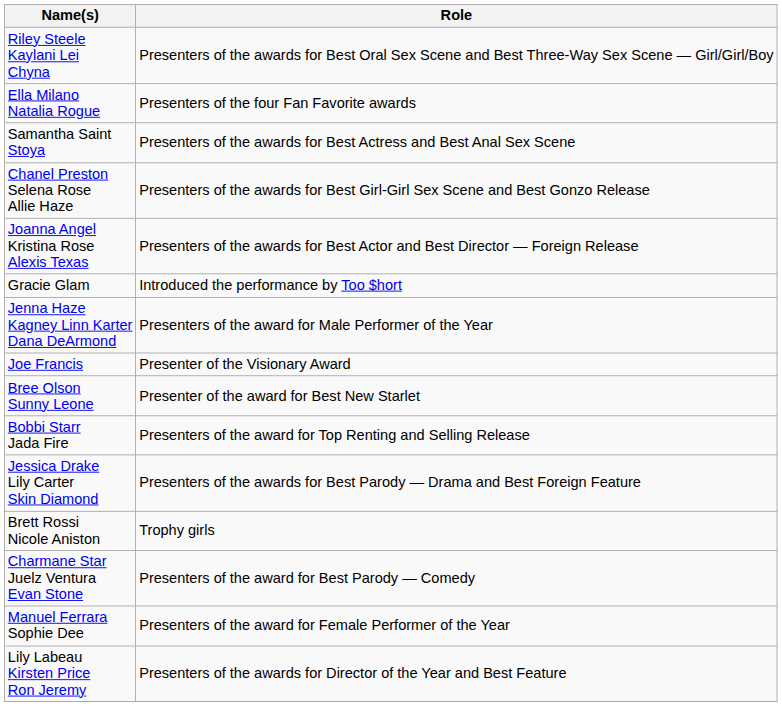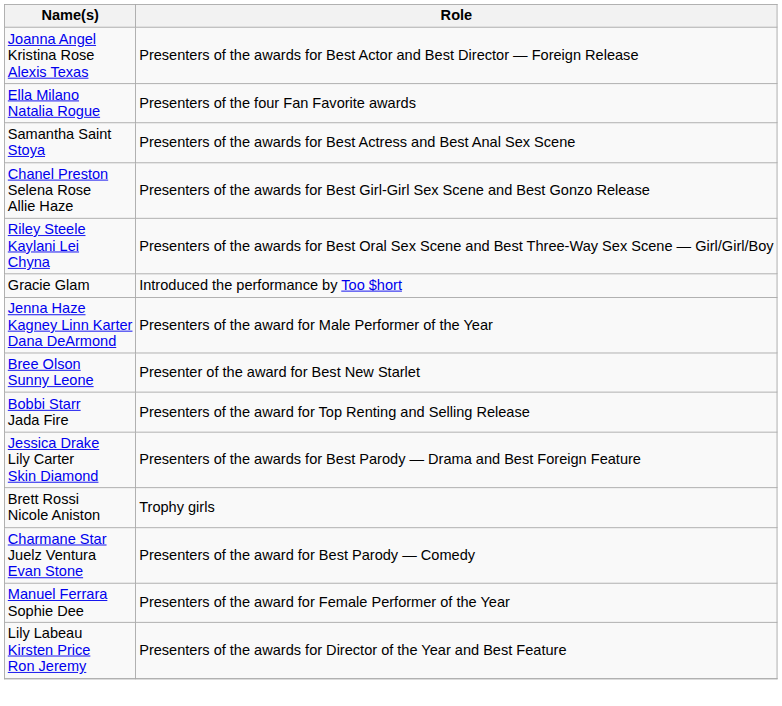rows swapped: (47, 55) <-> (52, 246)
- row: (45, 364)
